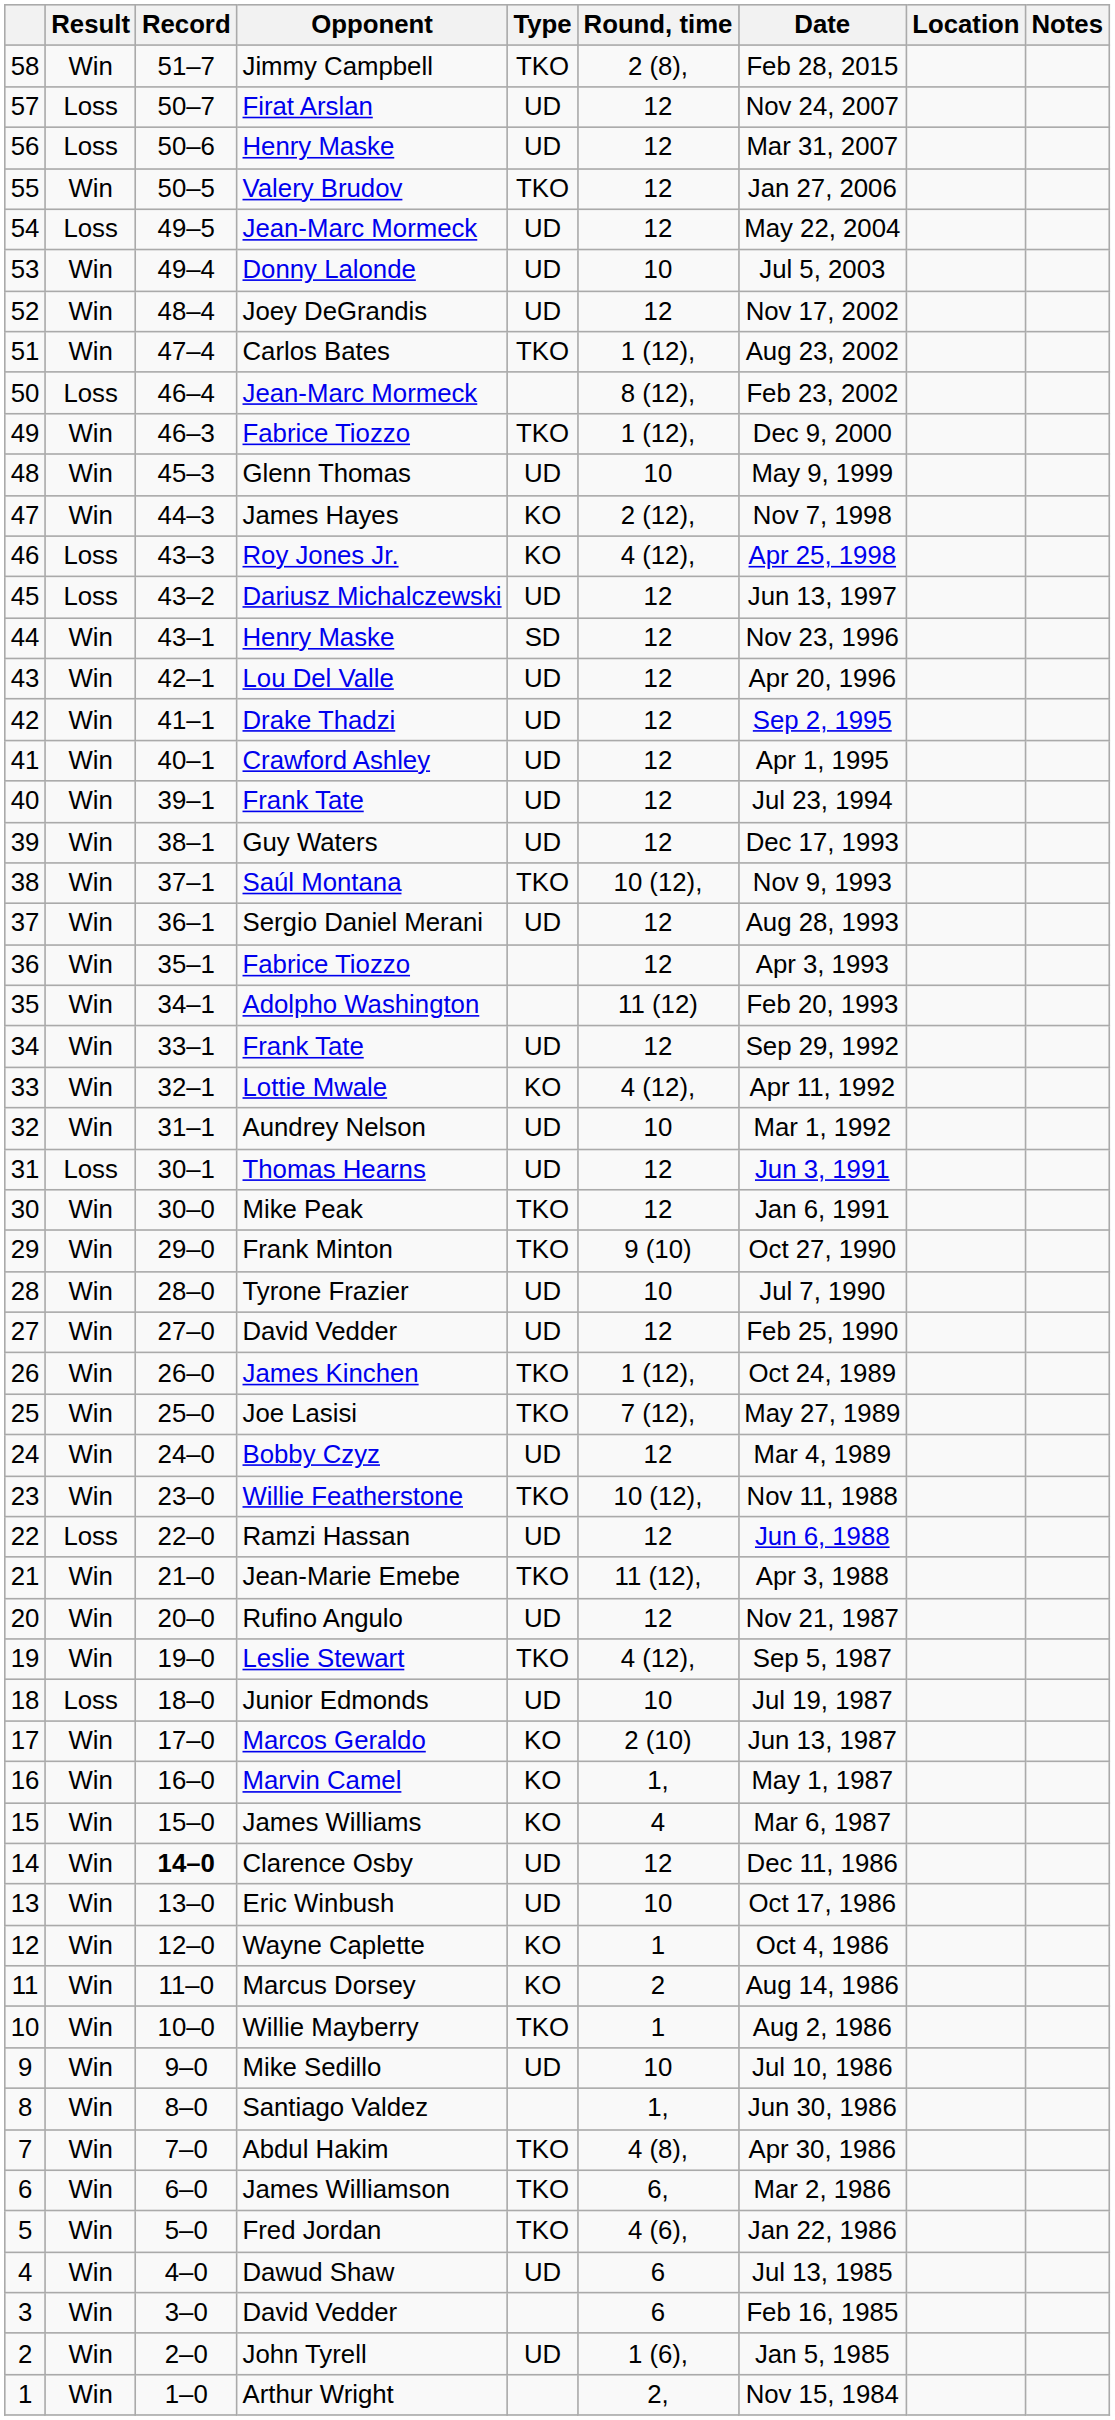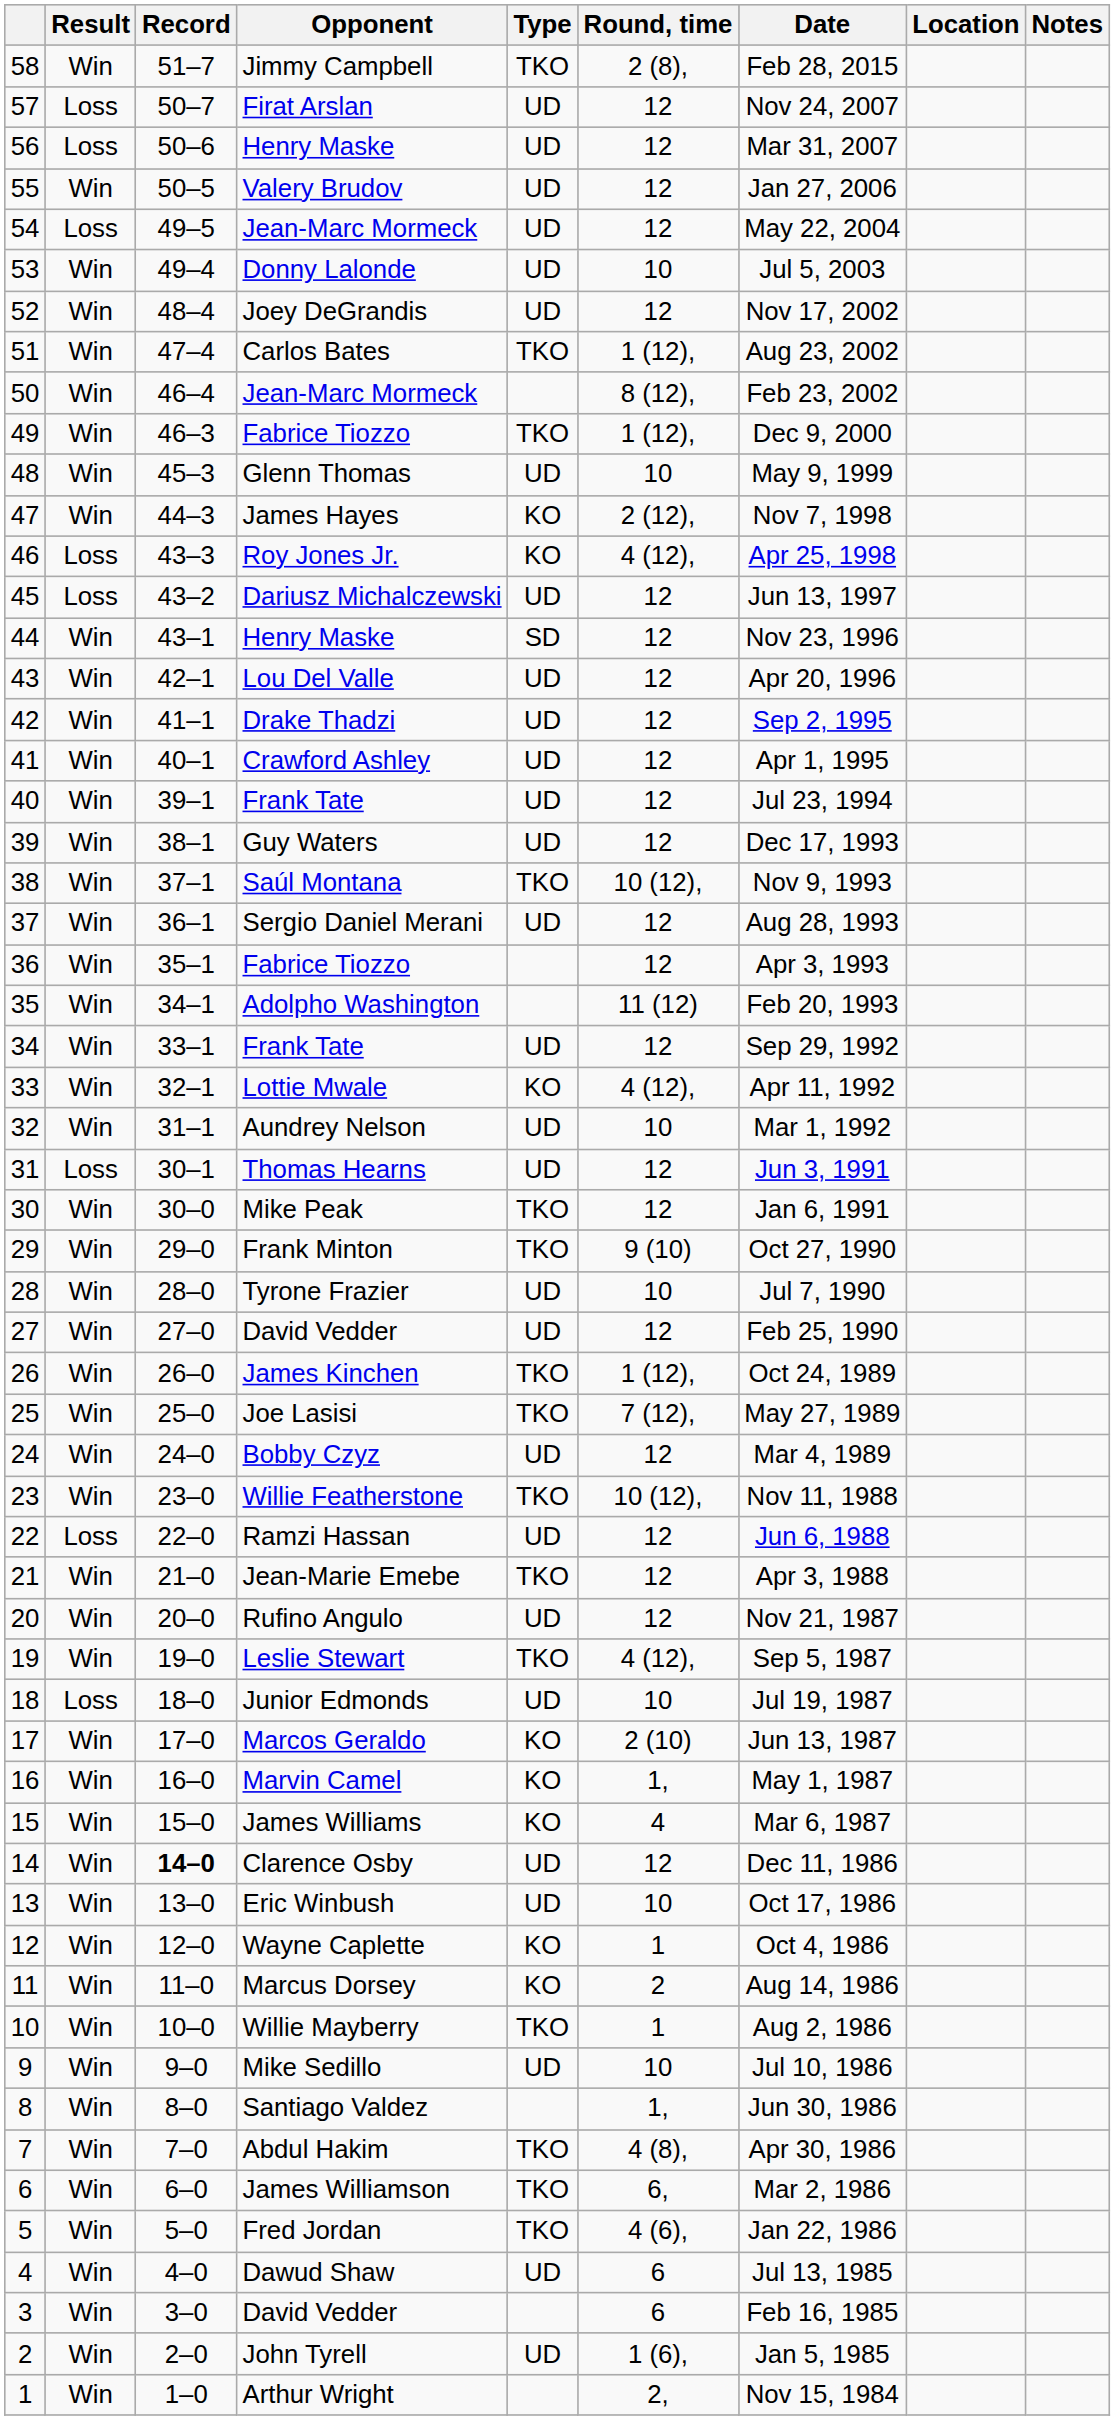(543, 188) TKO -> (543, 188) UD
(91, 392) Loss -> (91, 392) Win
(658, 1577) 11 (12), -> (658, 1577) 12
